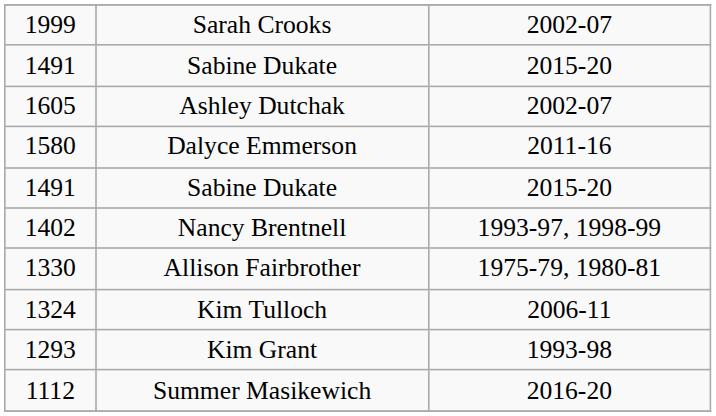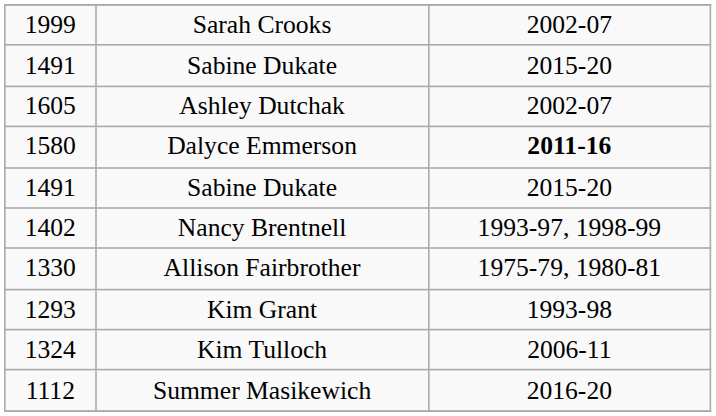(569, 146) normal -> (569, 146) bold
rows swapped: (50, 308) <-> (50, 349)
